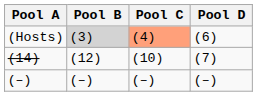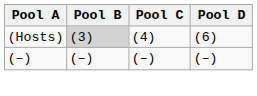(144, 37) lightsalmon background -> (144, 37) no background
- row: (24, 59)
